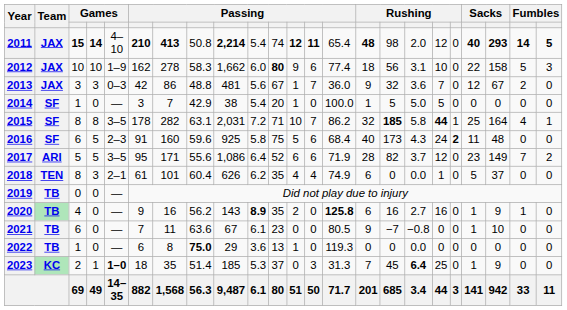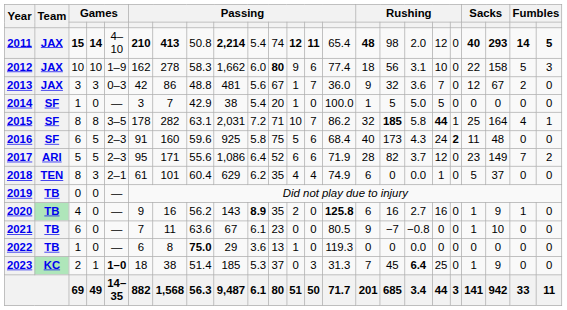(117, 157) 3–5 -> (117, 157) 2–3
(231, 175) 626 -> (231, 175) 629
(170, 265) 35 -> (170, 265) 38
